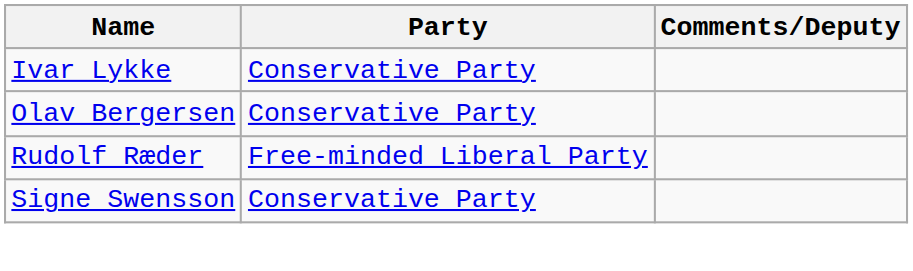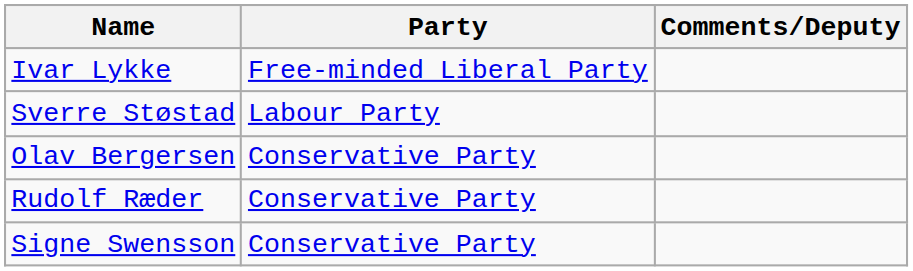(392, 70) Conservative Party -> (448, 70) Free-minded Liberal Party
+ row: (123, 114)
(448, 157) Free-minded Liberal Party -> (392, 200) Conservative Party
